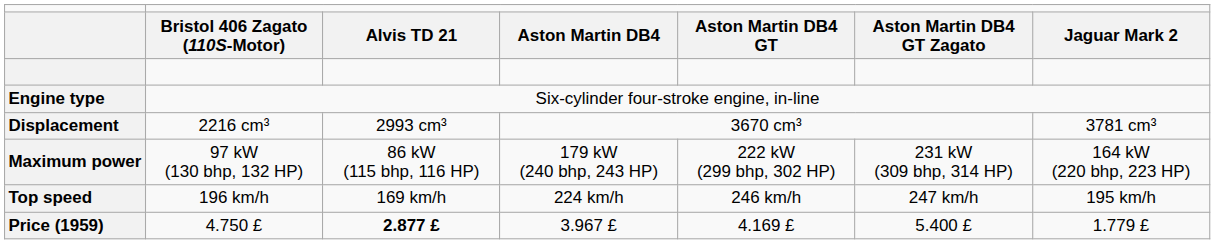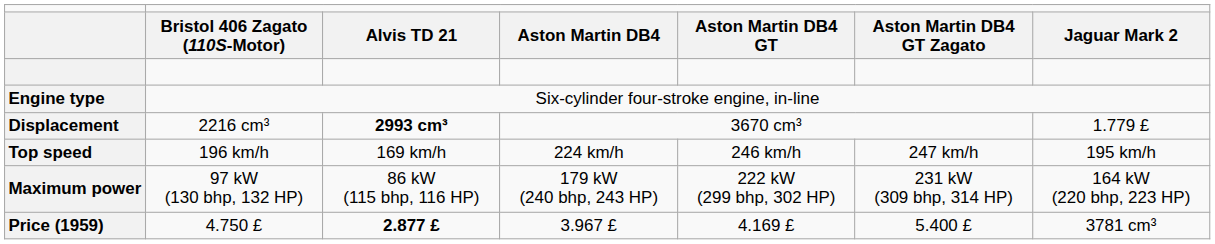(411, 125) normal -> (411, 125) bold
(1121, 125) 3781 cm³ -> (1121, 125) 1.779 £
rows swapped: (75, 161) <-> (50, 198)
(1121, 225) 1.779 £ -> (1121, 225) 3781 cm³
